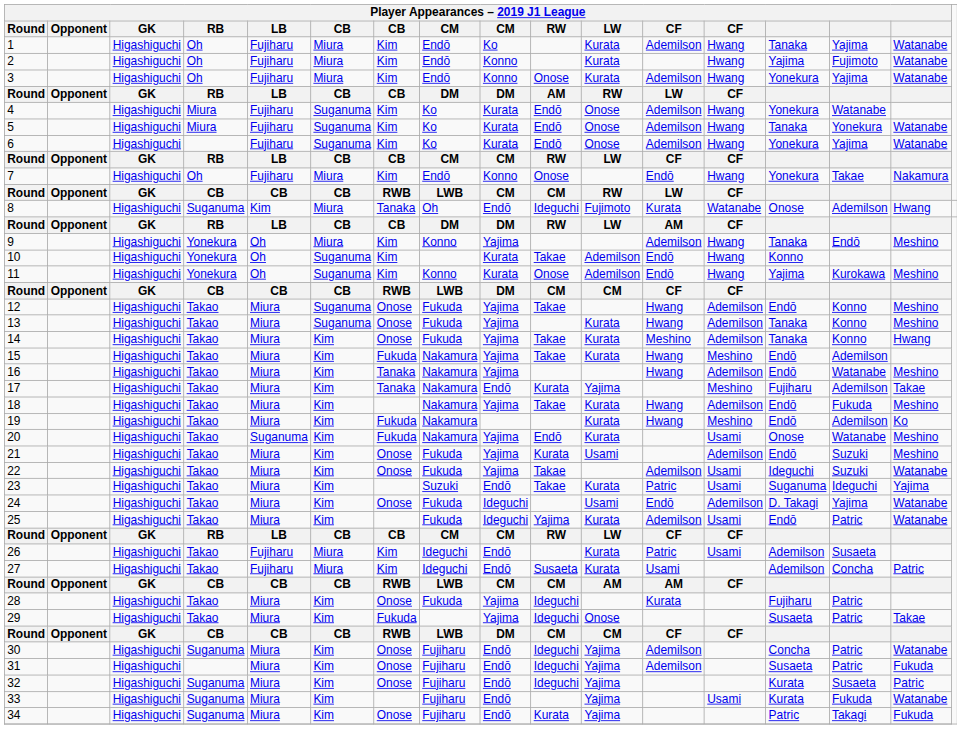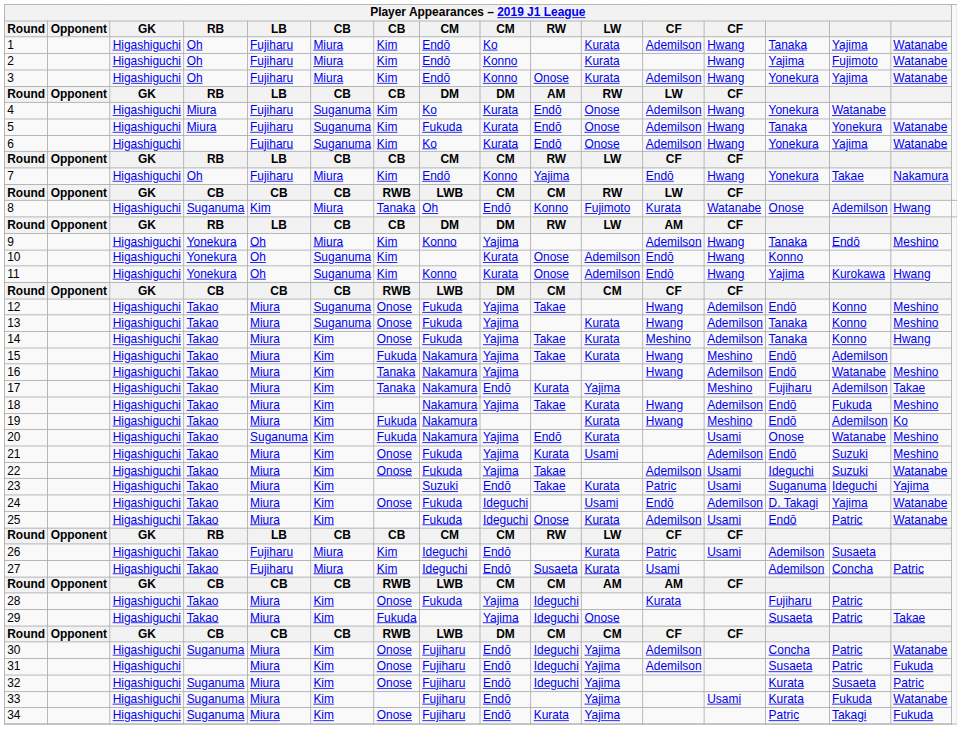(430, 127) Ko -> (442, 127) Fukuda
(551, 176) Onose -> (552, 176) Yajima
(556, 209) Ideguchi -> (551, 209) Konno
(550, 258) Takae -> (551, 258) Onose
(916, 274) Meshino -> (912, 274) Hwang
(552, 520) Yajima -> (551, 520) Onose
